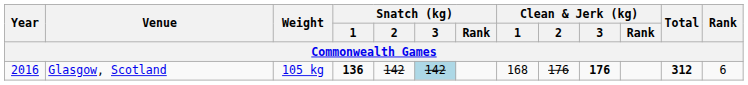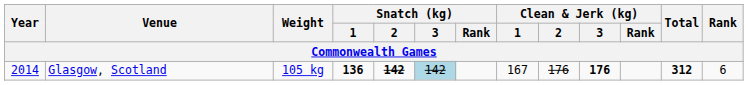(25, 70) 2016 -> (25, 70) 2014
(394, 70) normal -> (394, 70) bold
(517, 70) 168 -> (517, 70) 167
